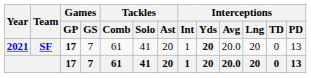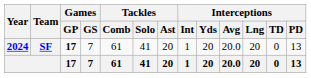(18, 47) 2021 -> (18, 47) 2024
(208, 47) bold -> (208, 47) normal
